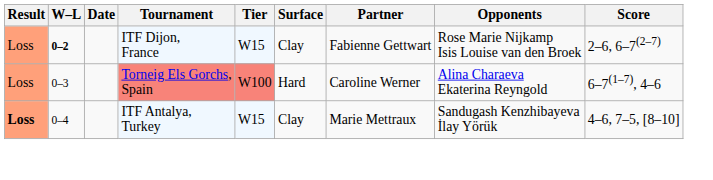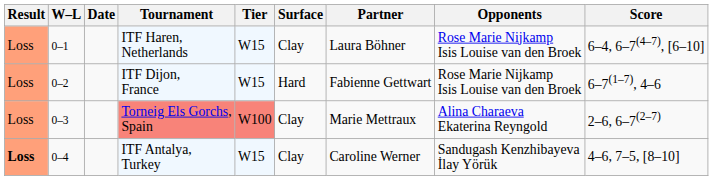+ row: (155, 44)
(60, 44) bold -> (60, 83) normal
(291, 44) Clay -> (292, 82) Hard
(624, 44) 2–6, 6–7(2–7) -> (624, 82) 6–7(1–7), 4–6
(292, 82) Hard -> (291, 119) Clay
(375, 82) Caroline Werner -> (373, 119) Marie Mettraux
(624, 82) 6–7(1–7), 4–6 -> (624, 119) 2–6, 6–7(2–7)
(373, 119) Marie Mettraux -> (375, 156) Caroline Werner
